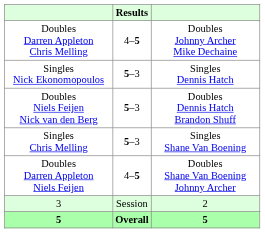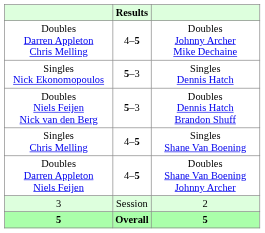(132, 141) 5–3 -> (132, 141) 4–5
